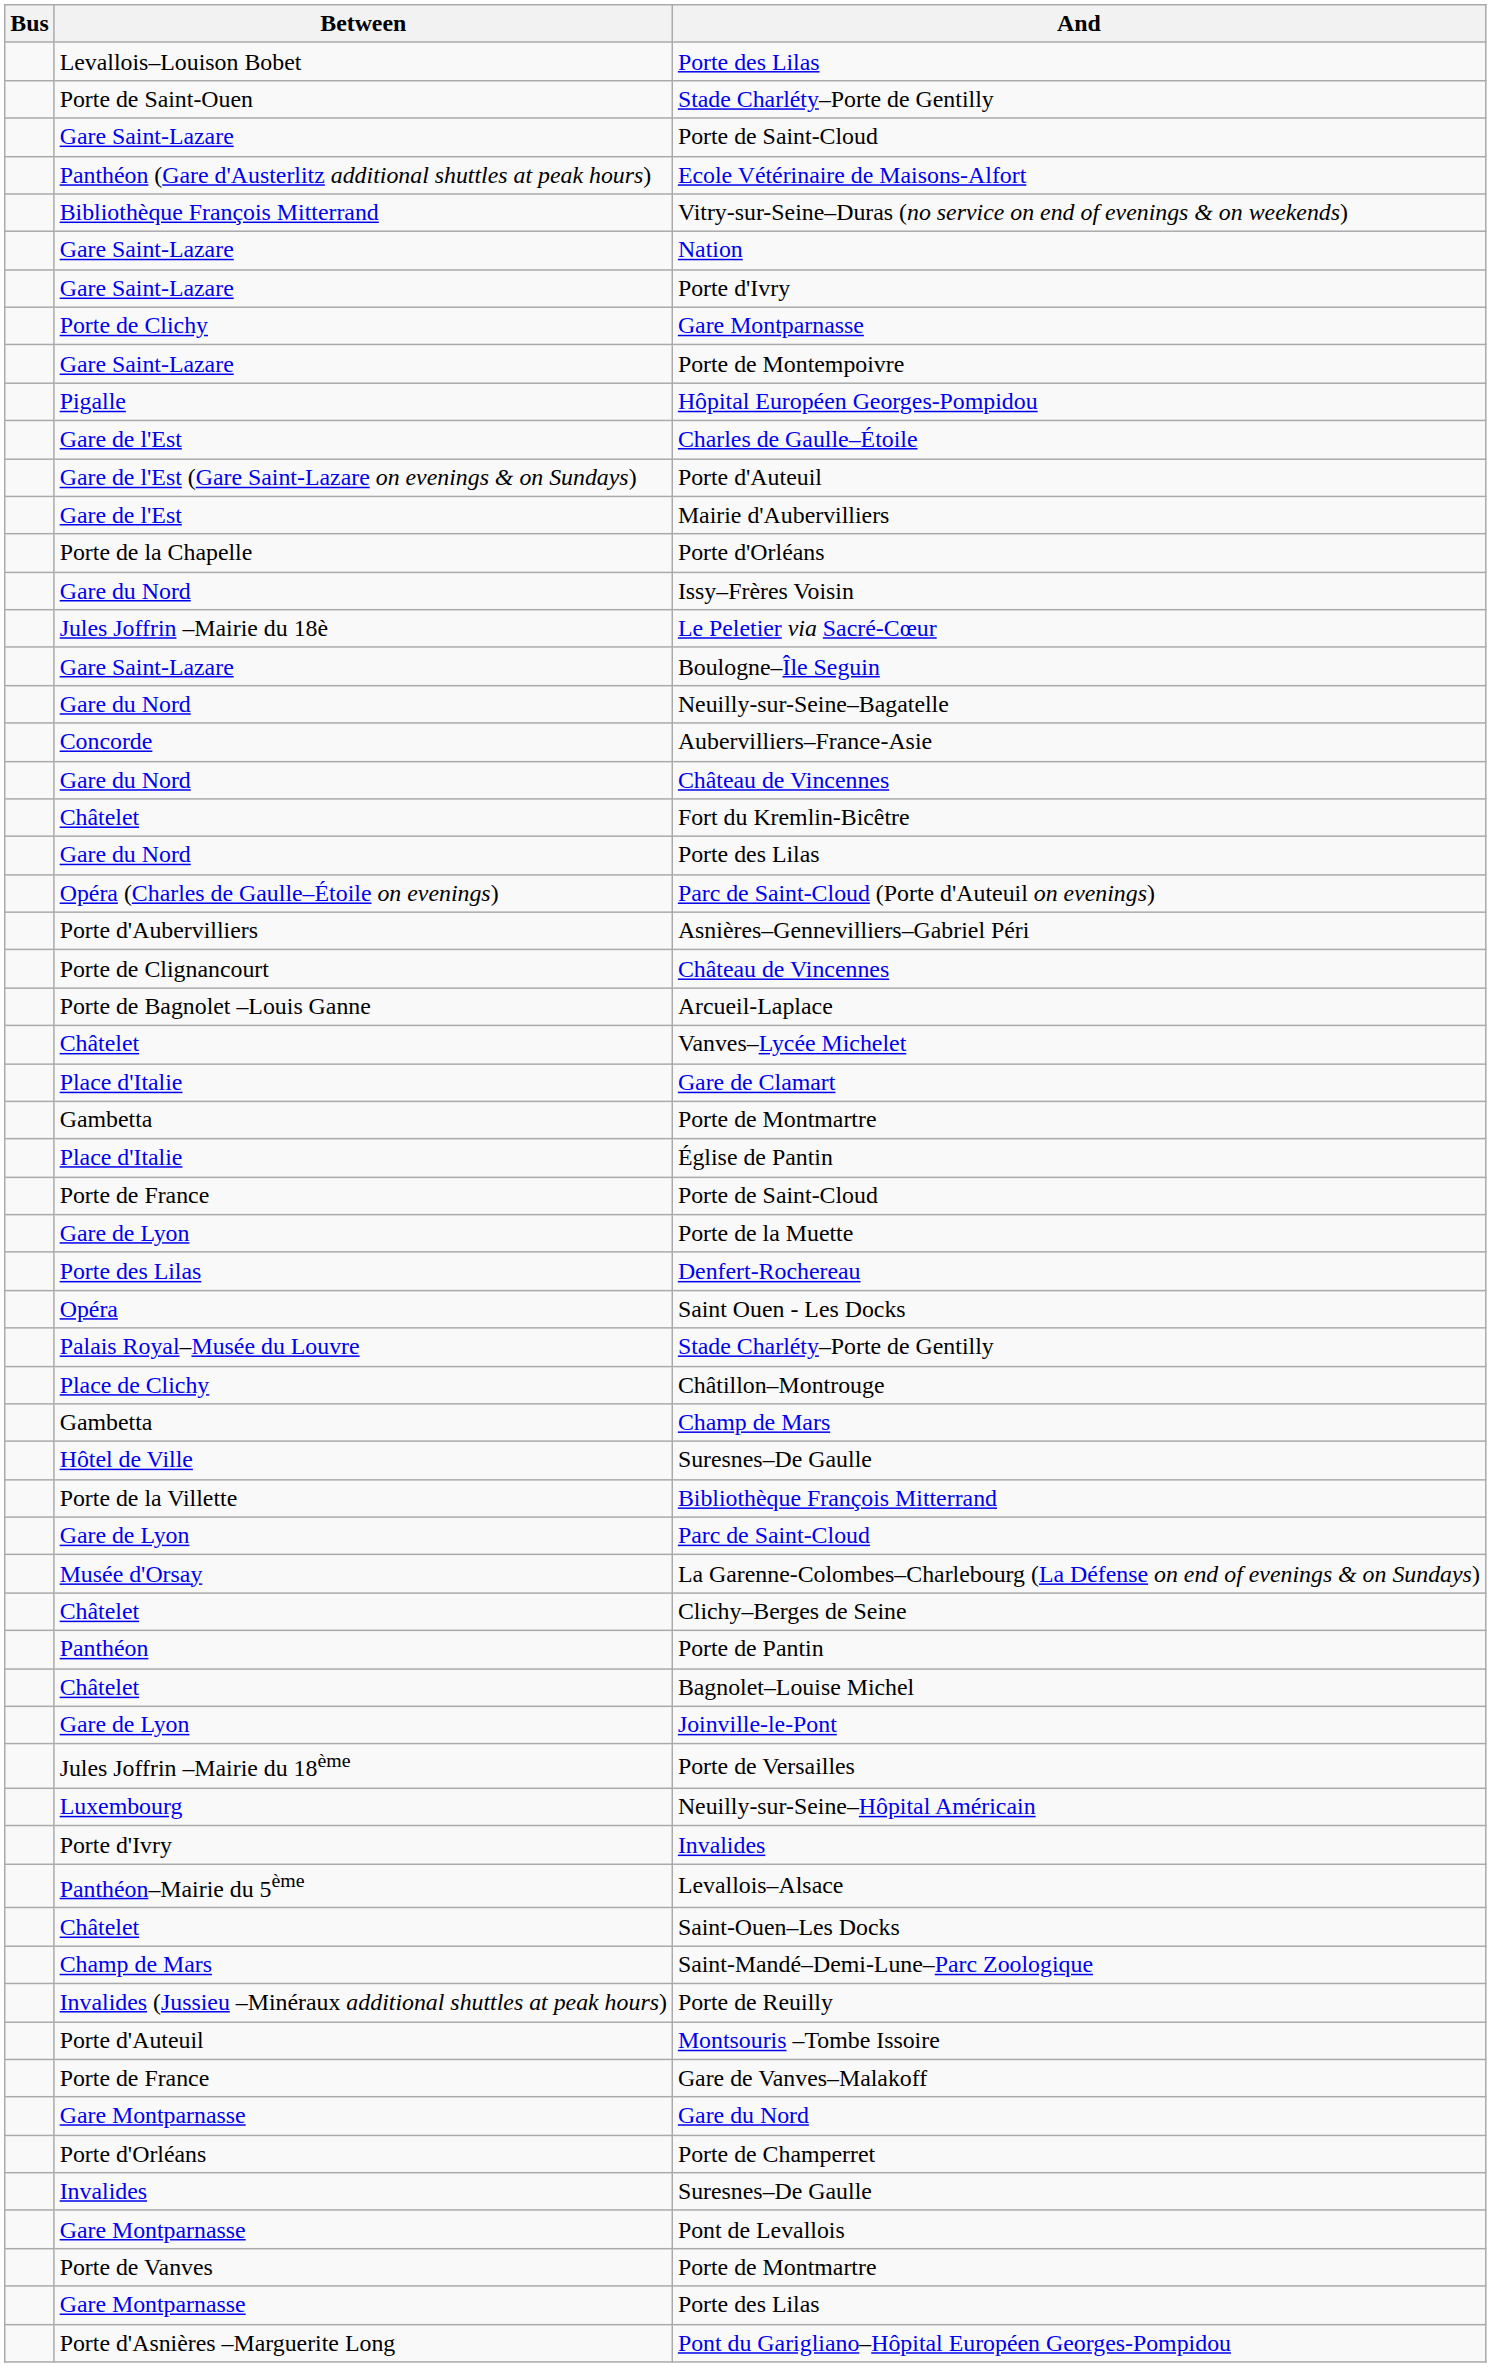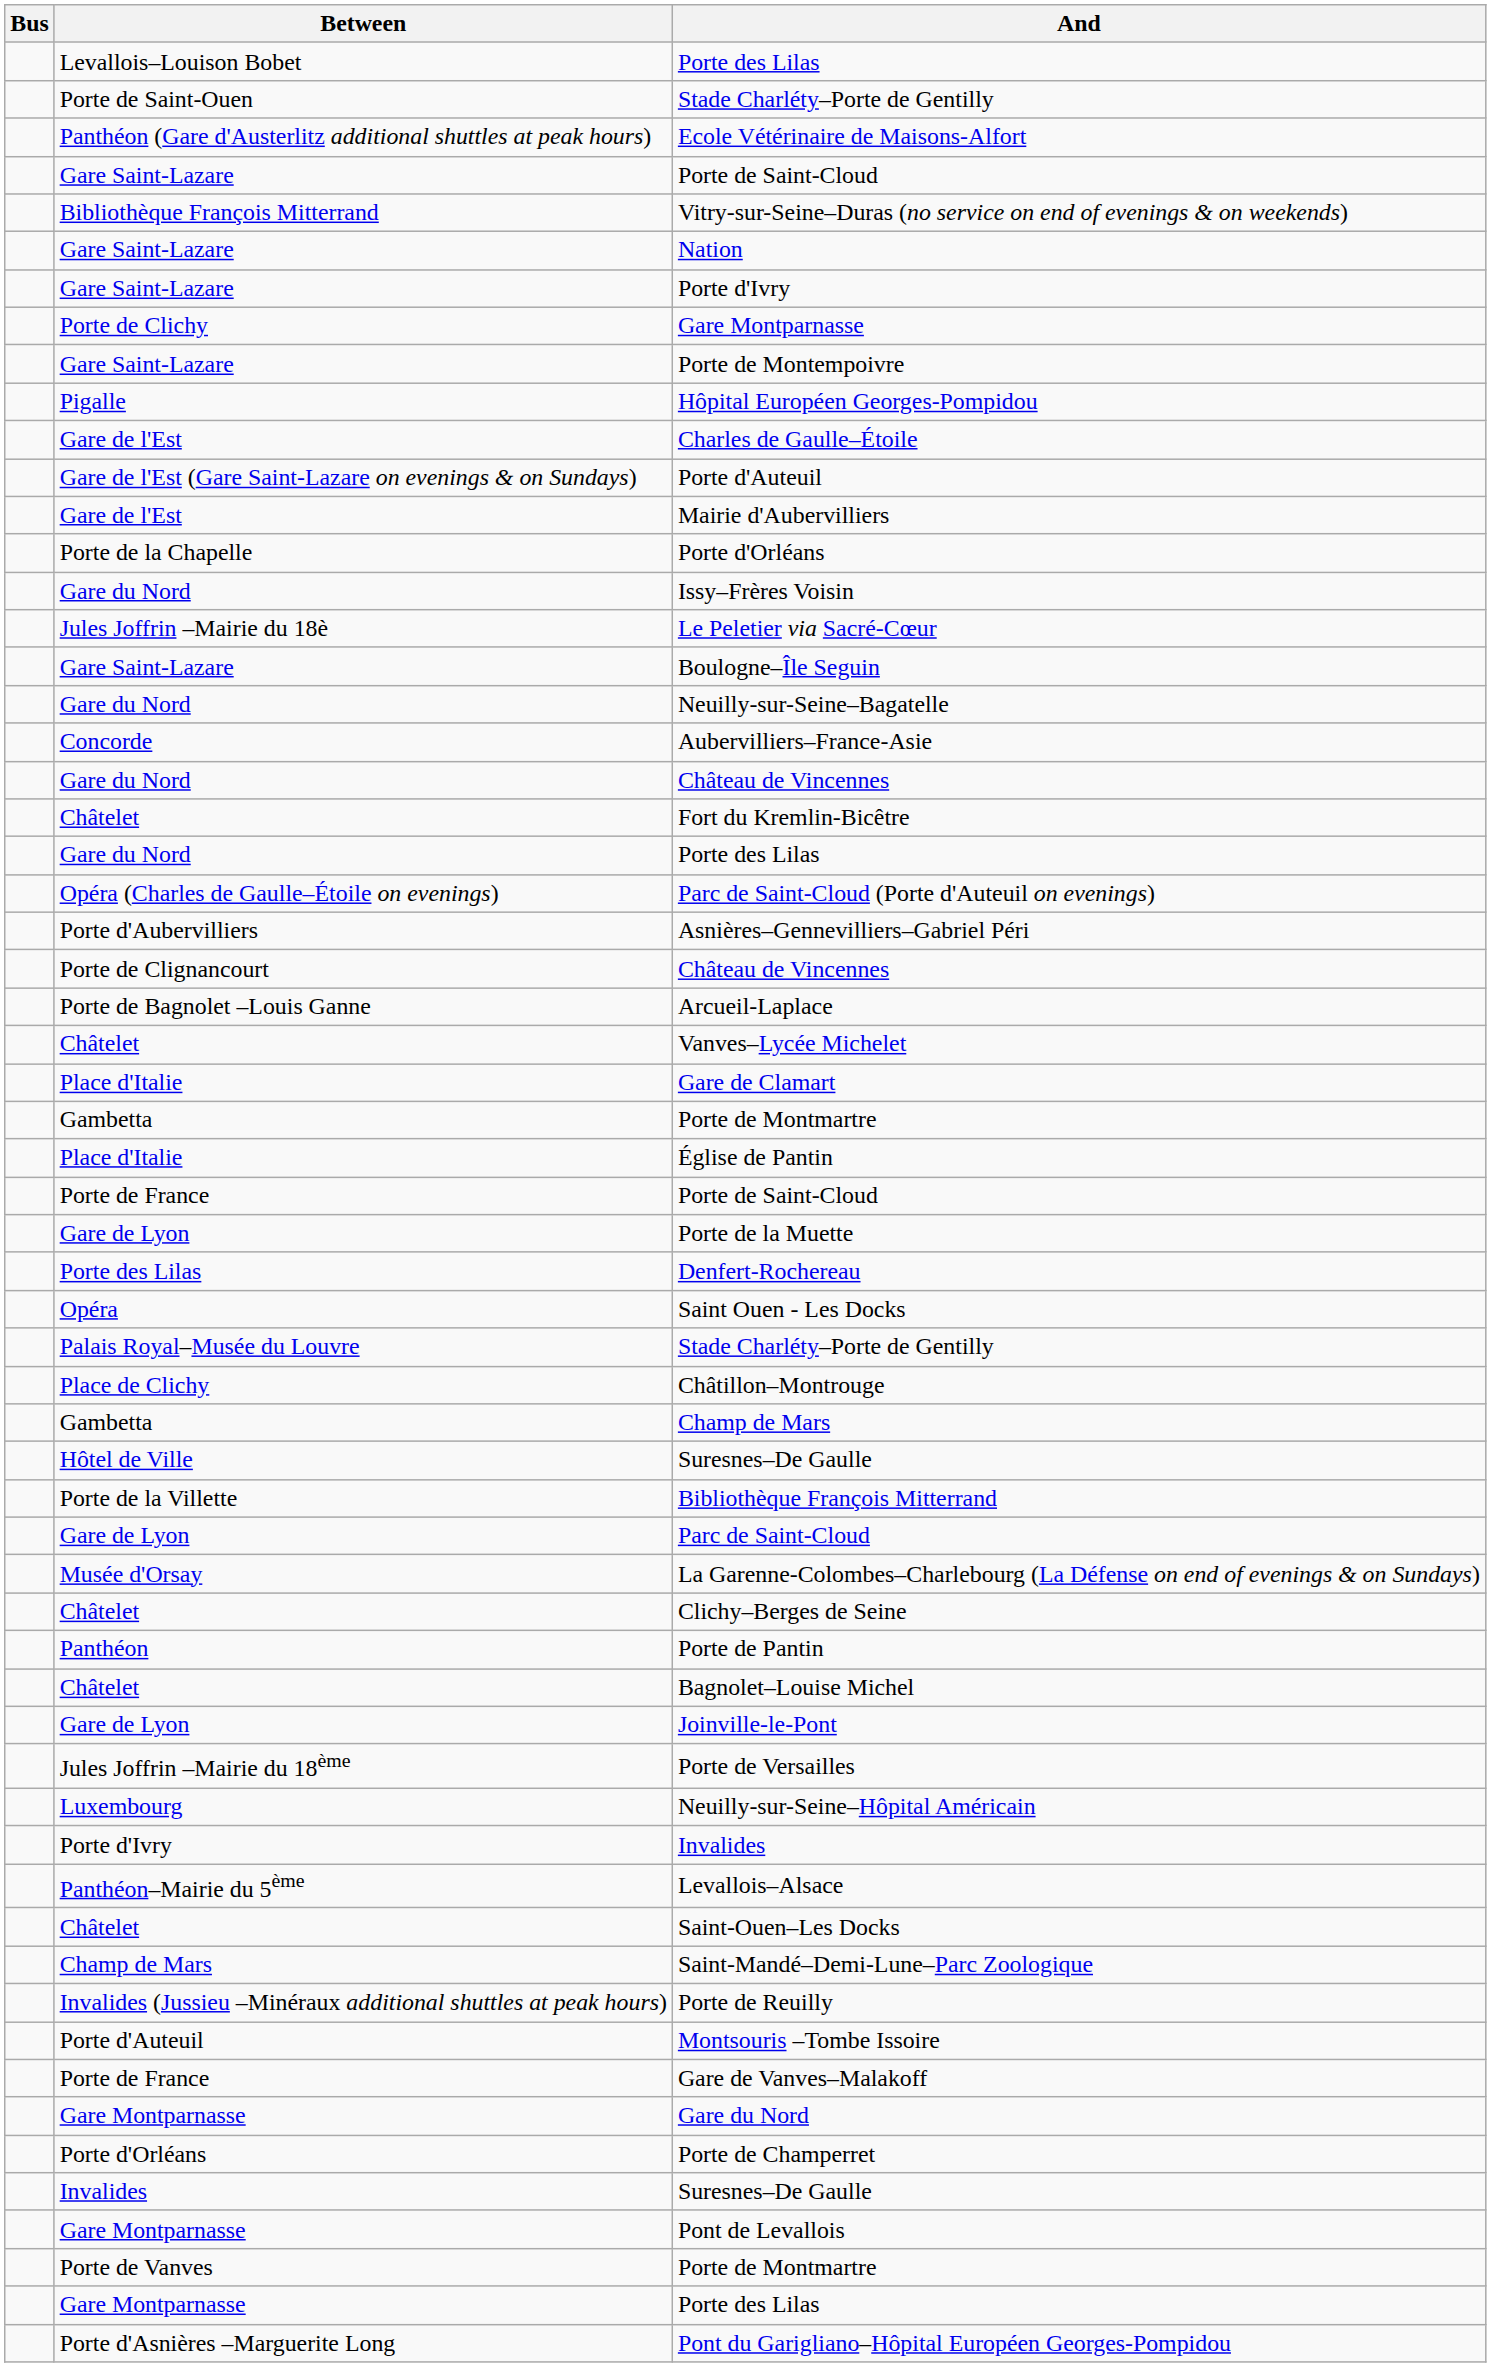rows swapped: (147, 136) <-> (355, 174)
